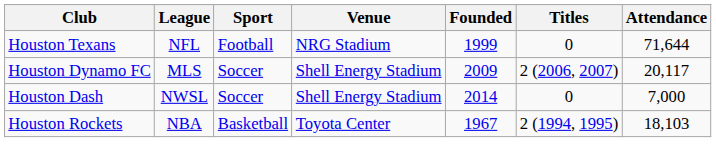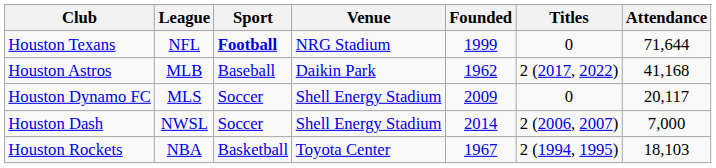(246, 44) normal -> (247, 44) bold
+ row: (60, 70)
(569, 70) 2 (2006, 2007) -> (569, 96) 0
(569, 96) 0 -> (569, 123) 2 (2006, 2007)
